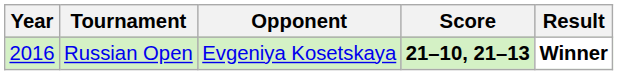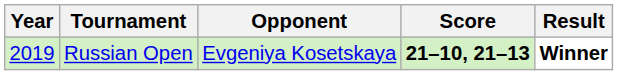(32, 53) 2016 -> (32, 53) 2019
